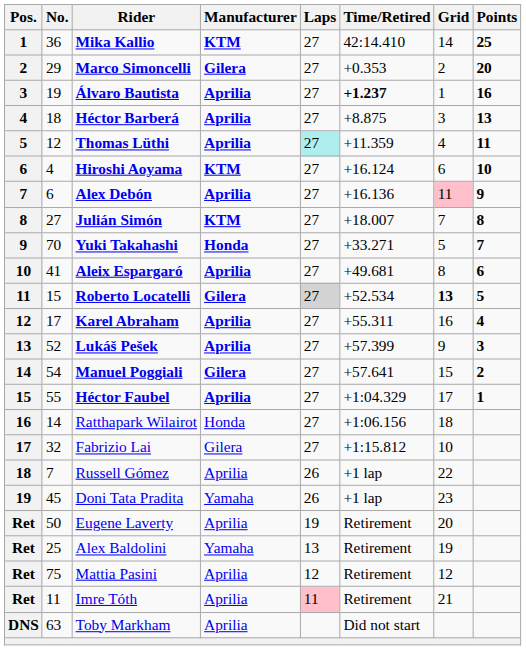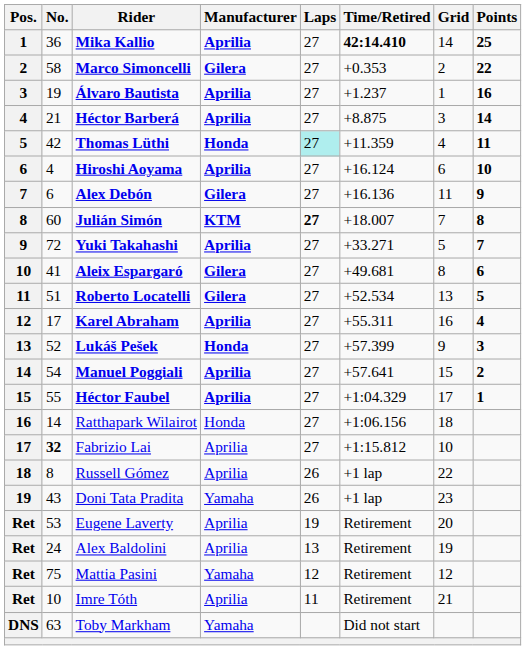(222, 42) KTM -> (228, 42) Aprilia
(374, 42) normal -> (375, 42) bold
(54, 67) 29 -> (54, 67) 58
(484, 67) 20 -> (484, 67) 22
(365, 93) bold -> (365, 93) normal
(54, 118) 18 -> (54, 118) 21
(484, 118) 13 -> (484, 118) 14
(54, 143) 12 -> (54, 143) 42
(228, 143) Aprilia -> (226, 143) Honda
(222, 169) KTM -> (228, 169) Aprilia
(228, 194) Aprilia -> (225, 194) Gilera
(445, 194) pink background -> (445, 194) no background
(54, 219) 27 -> (54, 219) 60
(311, 219) normal -> (311, 219) bold
(54, 245) 70 -> (54, 245) 72
(226, 245) Honda -> (228, 245) Aprilia
(228, 270) Aprilia -> (225, 270) Gilera
(54, 295) 15 -> (54, 295) 51
(311, 295) lightgrey background -> (311, 295) no background
(445, 295) bold -> (445, 295) normal
(228, 346) Aprilia -> (226, 346) Honda
(225, 371) Gilera -> (228, 371) Aprilia
(54, 447) normal -> (54, 447) bold
(223, 447) Gilera -> (226, 447) Aprilia
(50, 472) 7 -> (50, 472) 8
(54, 498) 45 -> (54, 498) 43
(54, 523) 50 -> (54, 523) 53
(54, 548) 25 -> (54, 548) 24
(229, 548) Yamaha -> (226, 548) Aprilia
(226, 574) Aprilia -> (229, 574) Yamaha
(53, 599) 11 -> (54, 599) 10
(311, 599) pink background -> (311, 599) no background
(226, 624) Aprilia -> (229, 624) Yamaha
